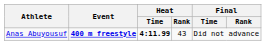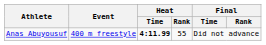(103, 34) bold -> (103, 34) normal
(182, 34) 43 -> (182, 34) 55
